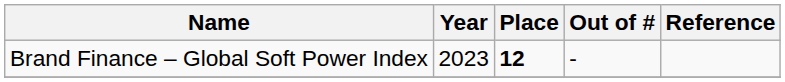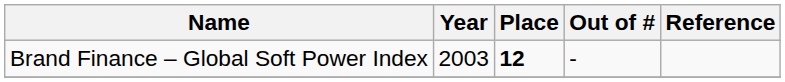(464, 58) 2023 -> (464, 58) 2003
